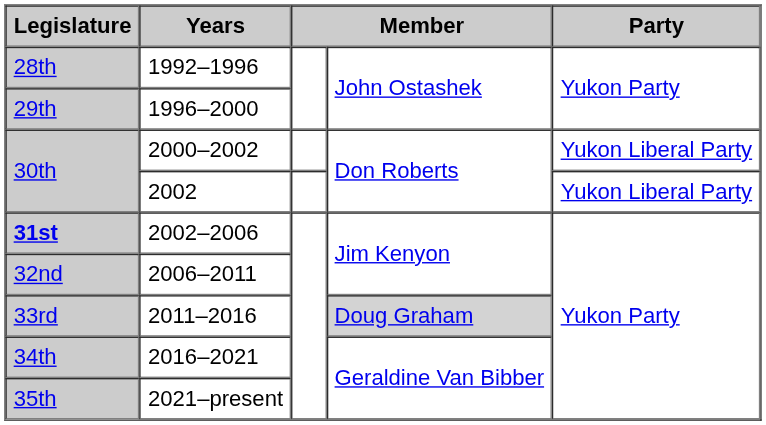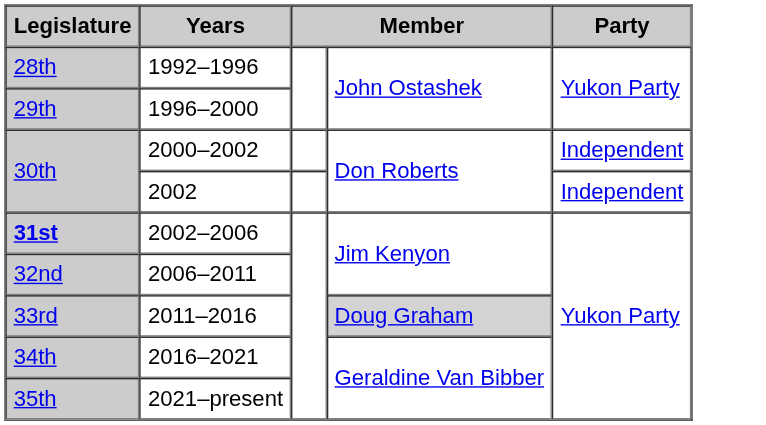(656, 150) Yukon Liberal Party -> (622, 150) Independent
(656, 191) Yukon Liberal Party -> (622, 191) Independent
